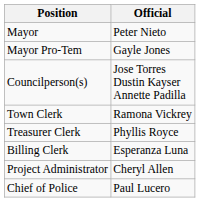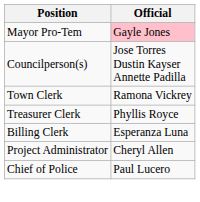- row: (23, 32)
(142, 50) no background -> (142, 32) pink background
